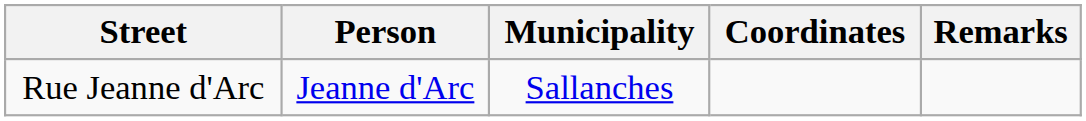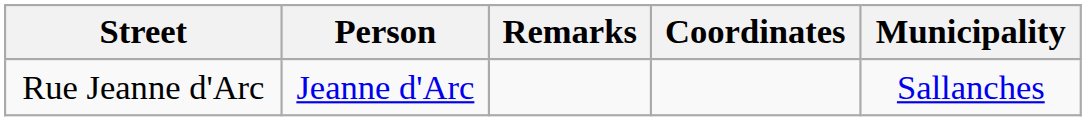columns swapped: (600, 31) <-> (1001, 31)
